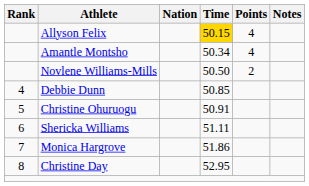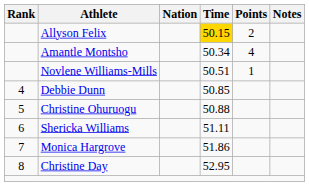(251, 33) 4 -> (251, 33) 2
(216, 71) 50.50 -> (216, 71) 50.51
(251, 71) 2 -> (251, 71) 1
(216, 109) 50.91 -> (216, 109) 50.88
